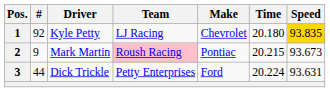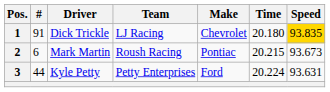(39, 33) 92 -> (39, 33) 91
(75, 33) Kyle Petty -> (80, 33) Dick Trickle
(36, 52) 9 -> (36, 52) 6
(149, 52) pink background -> (149, 52) no background
(80, 72) Dick Trickle -> (75, 72) Kyle Petty
